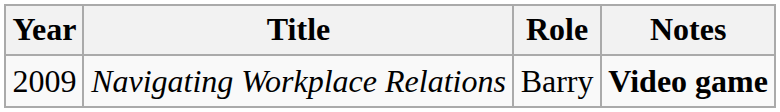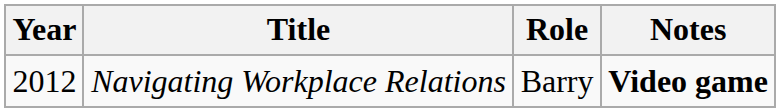(44, 80) 2009 -> (44, 80) 2012
